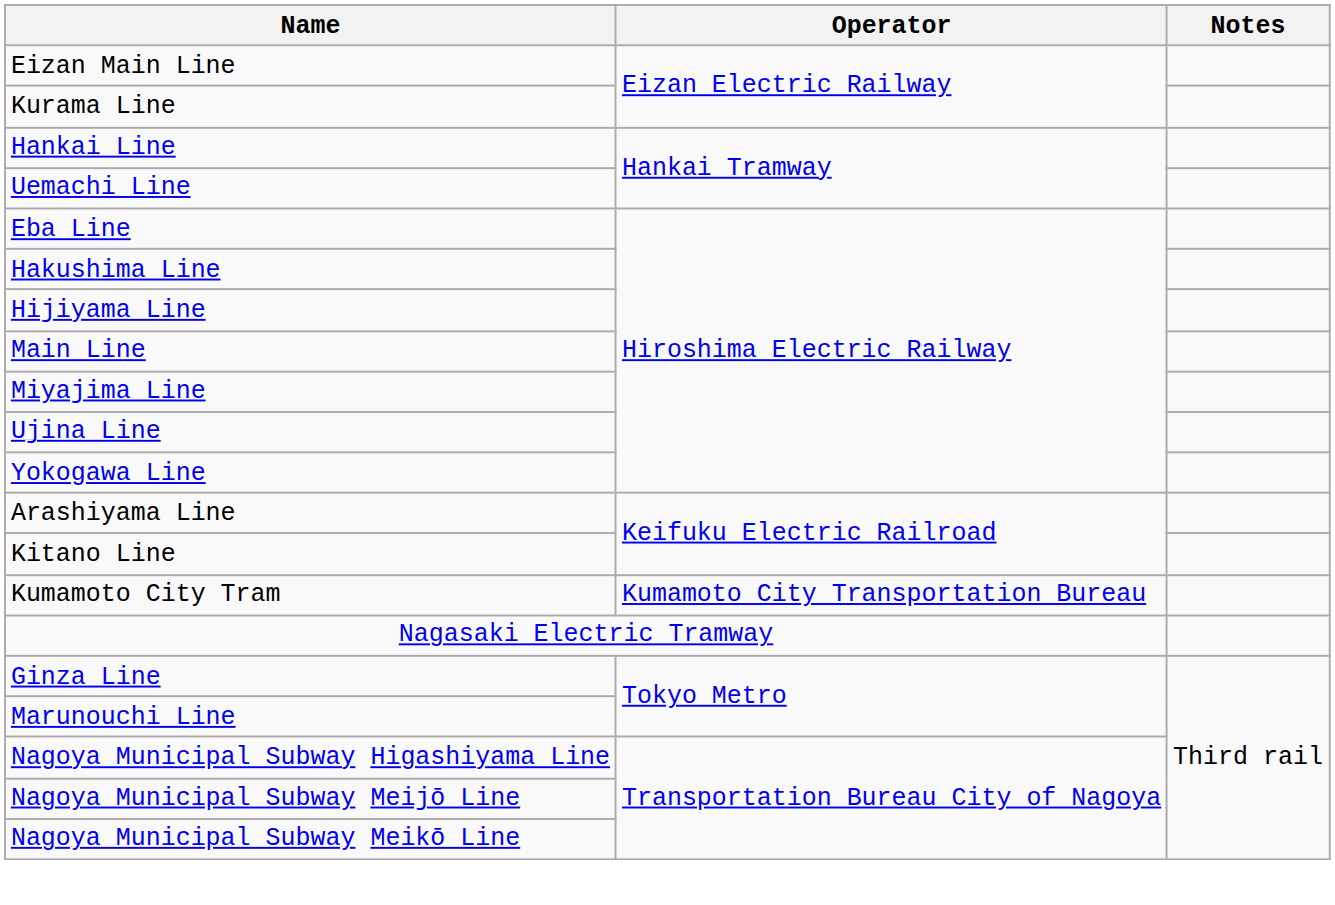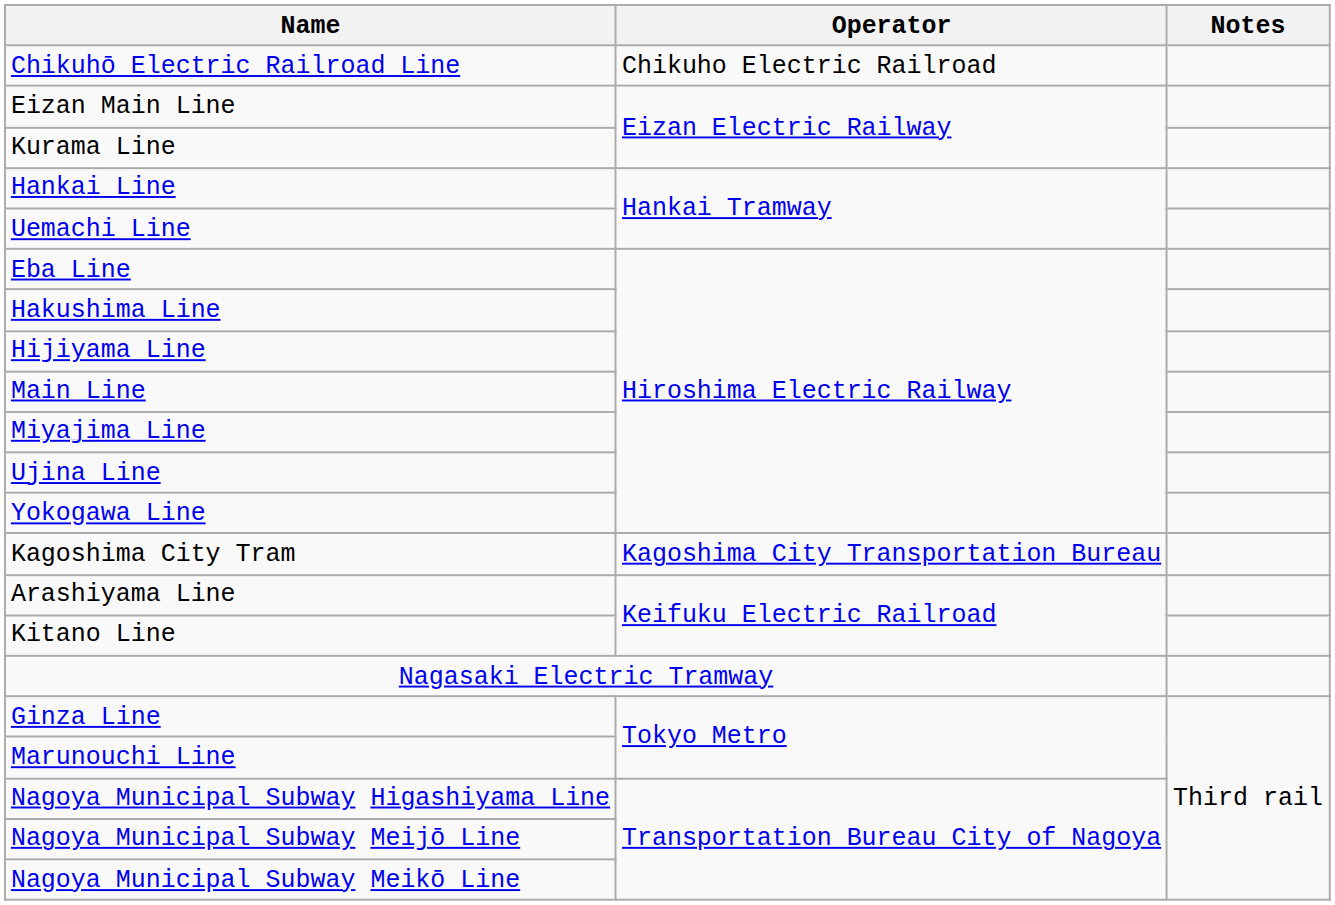+ row: (236, 66)
+ row: (153, 554)
- row: (146, 595)
